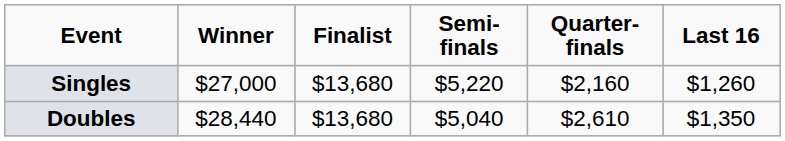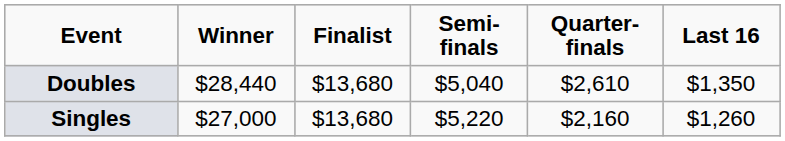rows swapped: (91, 83) <-> (91, 119)
